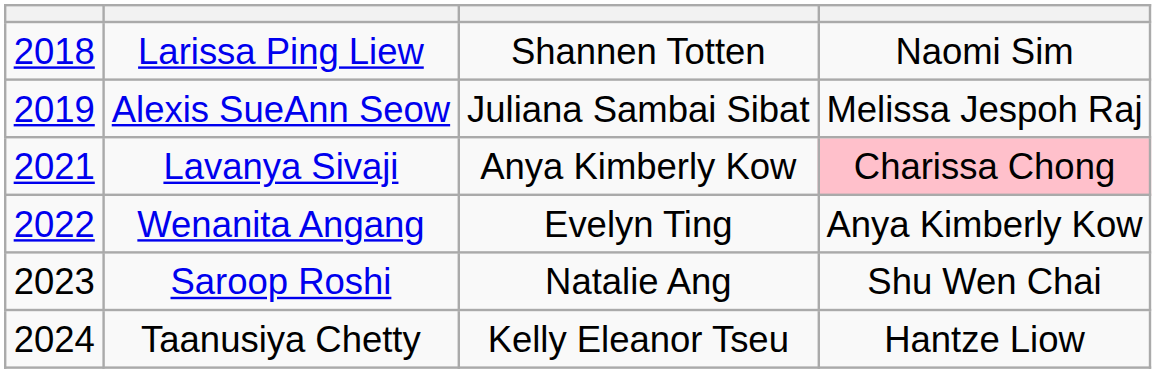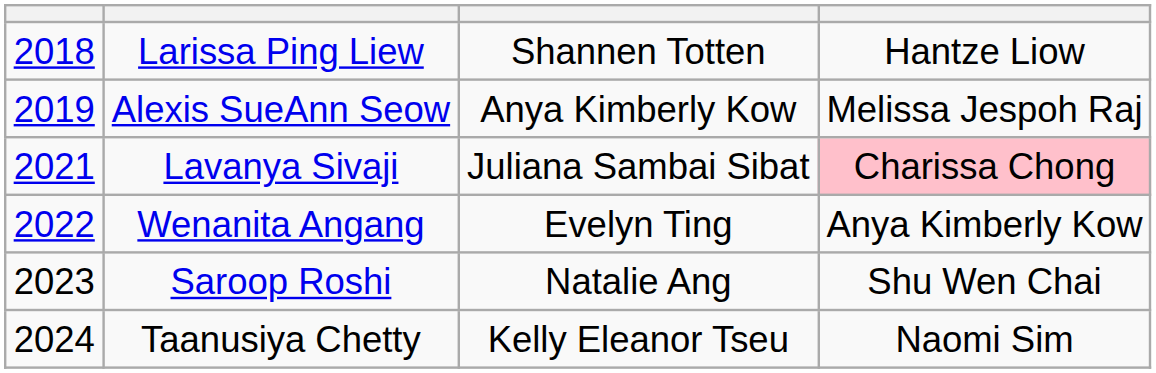(984, 51) Naomi Sim -> (984, 51) Hantze Liow
(638, 109) Juliana Sambai Sibat -> (638, 109) Anya Kimberly Kow
(638, 167) Anya Kimberly Kow -> (638, 167) Juliana Sambai Sibat
(984, 340) Hantze Liow -> (984, 340) Naomi Sim
